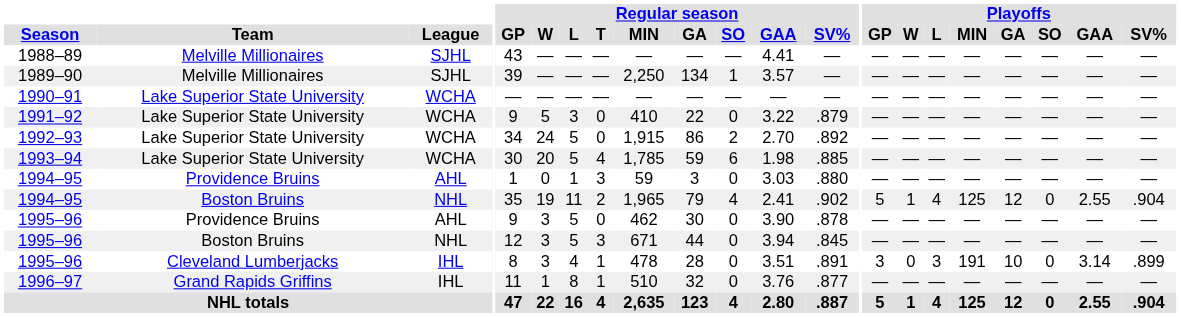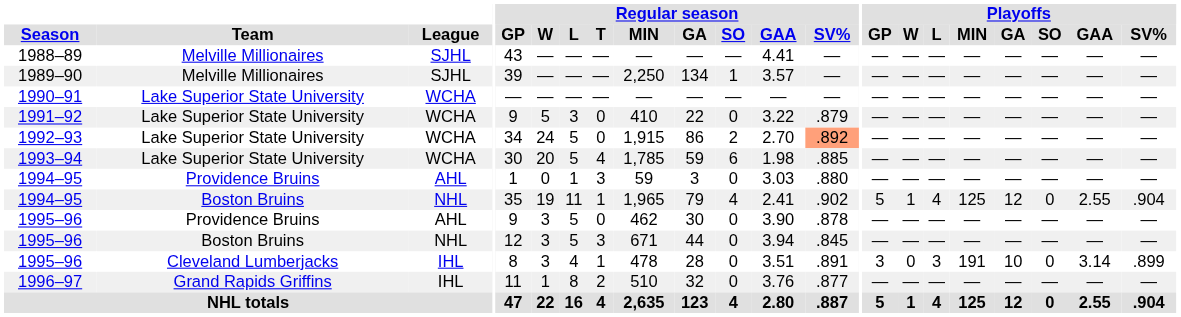(832, 137) no background -> (832, 137) lightsalmon background
(601, 199) 2 -> (601, 199) 1
(601, 282) 1 -> (601, 282) 2
